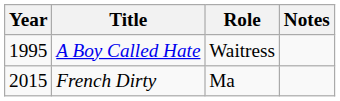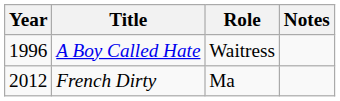(28, 50) 1995 -> (28, 50) 1996
(28, 80) 2015 -> (28, 80) 2012
